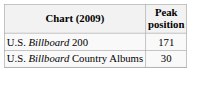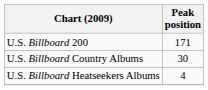+ row: (83, 76)
